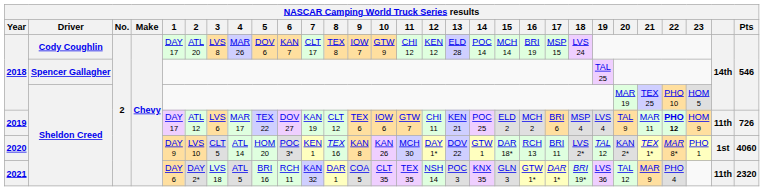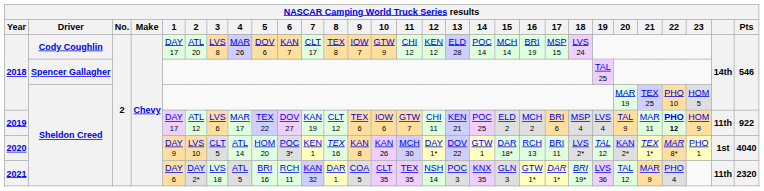(747, 123) 726 -> (747, 123) 922
(747, 148) 4060 -> (747, 148) 4040
